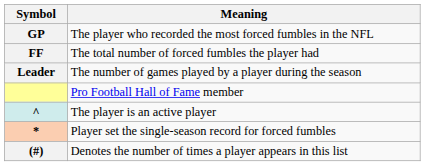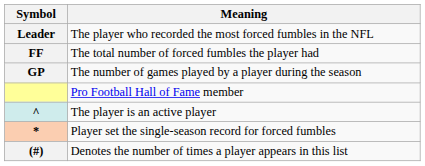(36, 33) GP -> (36, 33) Leader
(36, 72) Leader -> (36, 72) GP
